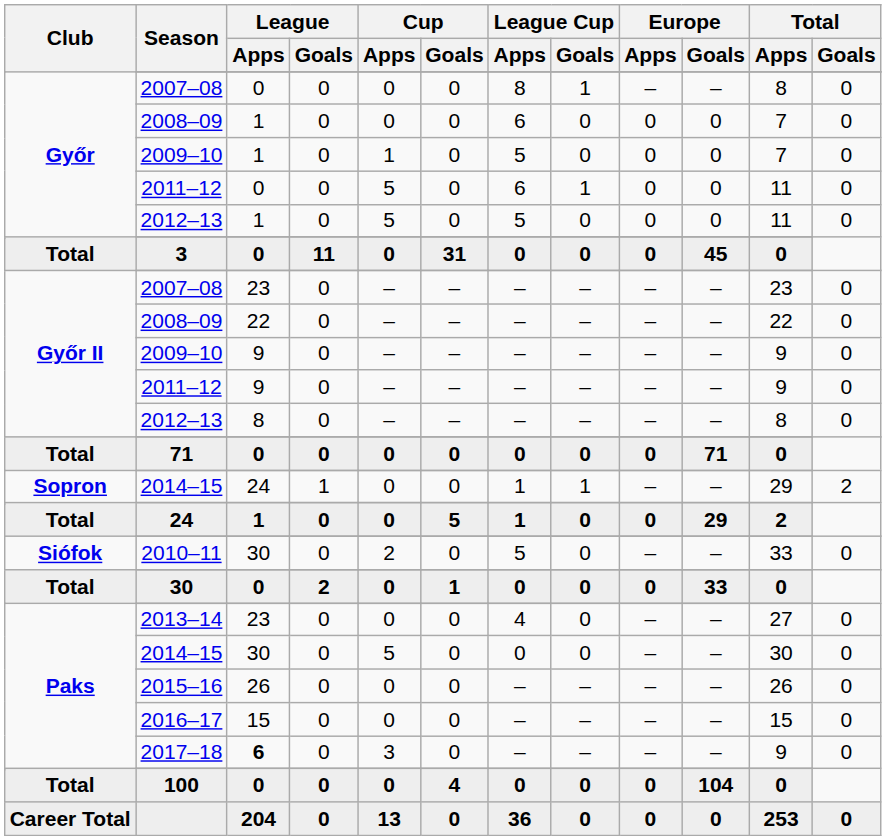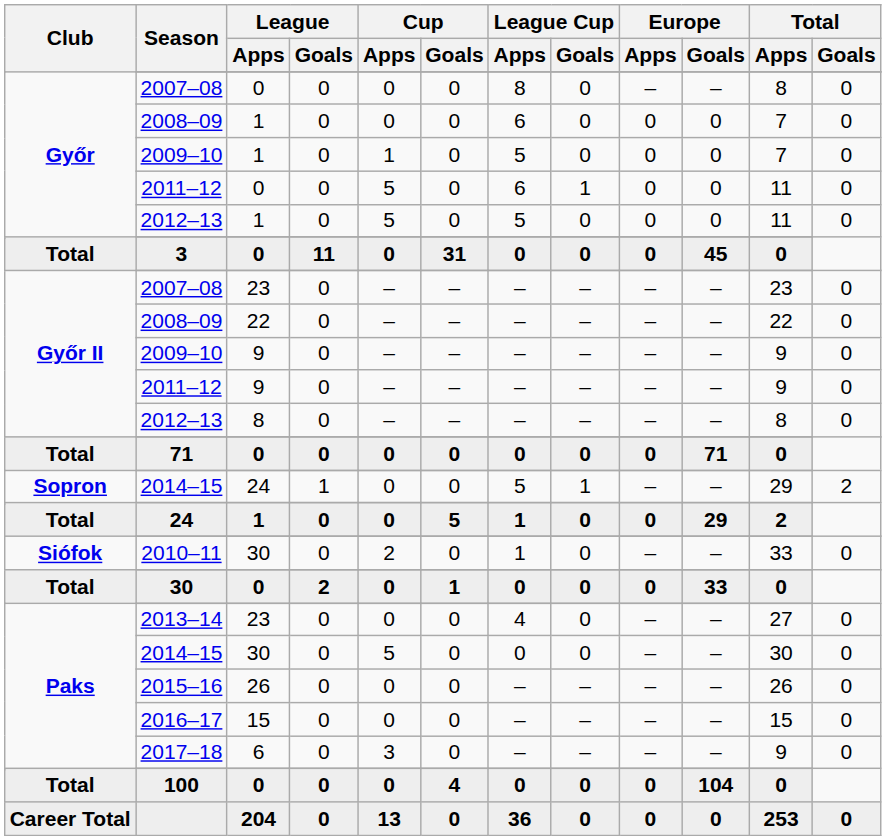(585, 88) 1 -> (585, 88) 0
(520, 487) 1 -> (520, 487) 5
(520, 553) 5 -> (520, 553) 1
(259, 752) bold -> (259, 752) normal
